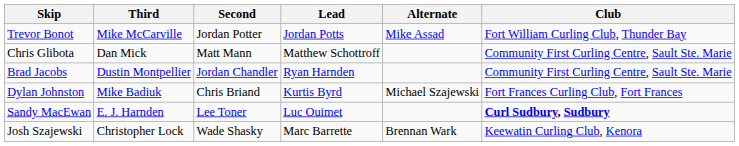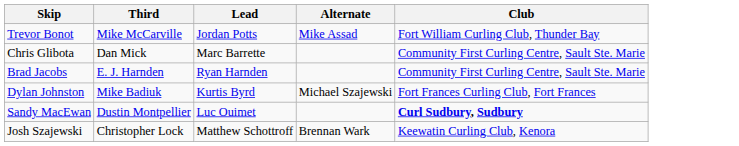- column: (237, 14)
(332, 53) Matthew Schottroff -> (231, 53) Marc Barrette
(144, 72) Dustin Montpellier -> (130, 72) E. J. Harnden
(130, 111) E. J. Harnden -> (144, 111) Dustin Montpellier
(318, 131) Marc Barrette -> (245, 131) Matthew Schottroff
